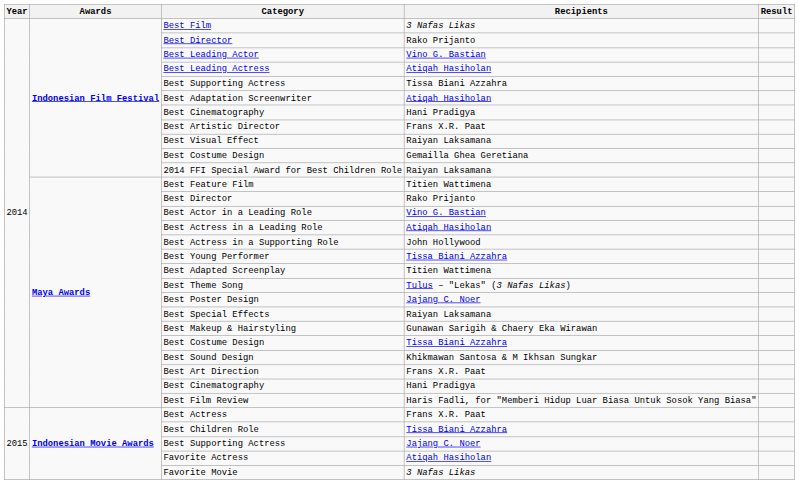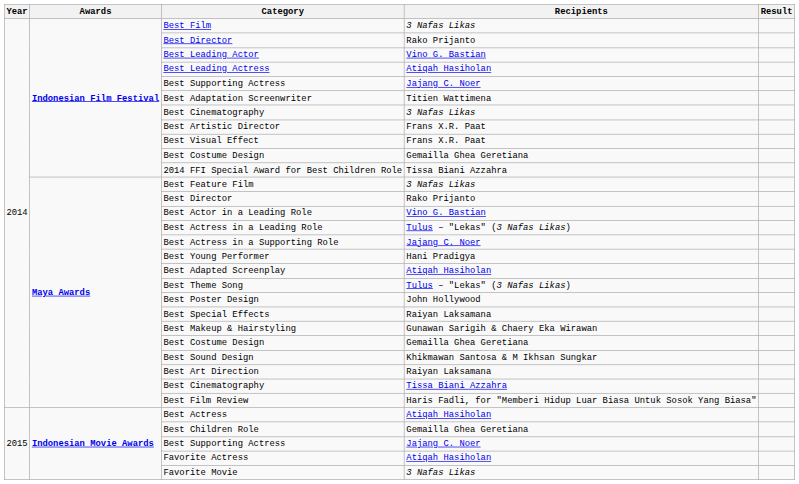(457, 84) Tissa Biani Azzahra -> (443, 84) Jajang C. Noer
(449, 98) Atiqah Hasiholan -> (449, 98) Titien Wattimena
(441, 112) Hani Pradigya -> (441, 112) 3 Nafas Likas
(449, 141) Raiyan Laksamana -> (446, 141) Frans X.R. Paat
(449, 170) Raiyan Laksamana -> (457, 170) Tissa Biani Azzahra
(449, 184) Titien Wattimena -> (441, 184) 3 Nafas Likas
(449, 228) Atiqah Hasiholan -> (489, 228) Tulus – "Lekas" (3 Nafas Likas)
(443, 242) John Hollywood -> (443, 242) Jajang C. Noer
(457, 256) Tissa Biani Azzahra -> (441, 256) Hani Pradigya
(449, 271) Titien Wattimena -> (449, 271) Atiqah Hasiholan
(443, 300) Jajang C. Noer -> (443, 300) John Hollywood
(457, 343) Tissa Biani Azzahra -> (467, 343) Gemailla Ghea Geretiana
(446, 372) Frans X.R. Paat -> (449, 372) Raiyan Laksamana
(441, 386) Hani Pradigya -> (457, 386) Tissa Biani Azzahra
(446, 415) Frans X.R. Paat -> (449, 415) Atiqah Hasiholan
(457, 429) Tissa Biani Azzahra -> (467, 429) Gemailla Ghea Geretiana
